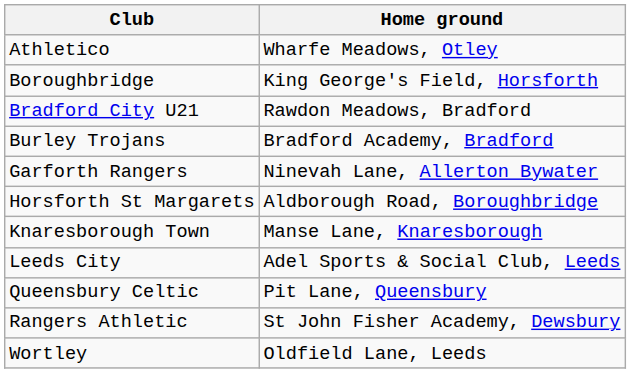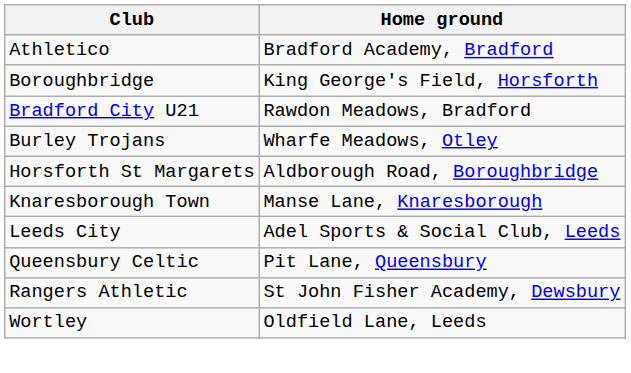(381, 50) Wharfe Meadows, Otley -> (408, 50) Bradford Academy, Bradford
(408, 141) Bradford Academy, Bradford -> (381, 141) Wharfe Meadows, Otley
- row: (98, 171)
